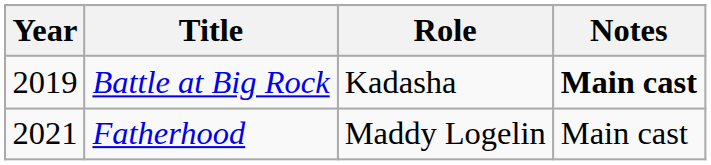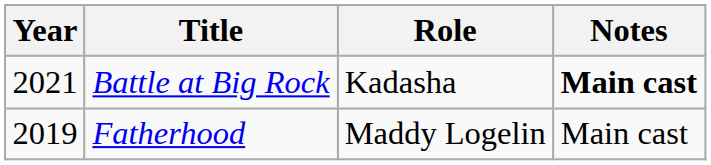(45, 81) 2019 -> (45, 81) 2021
(45, 133) 2021 -> (45, 133) 2019
